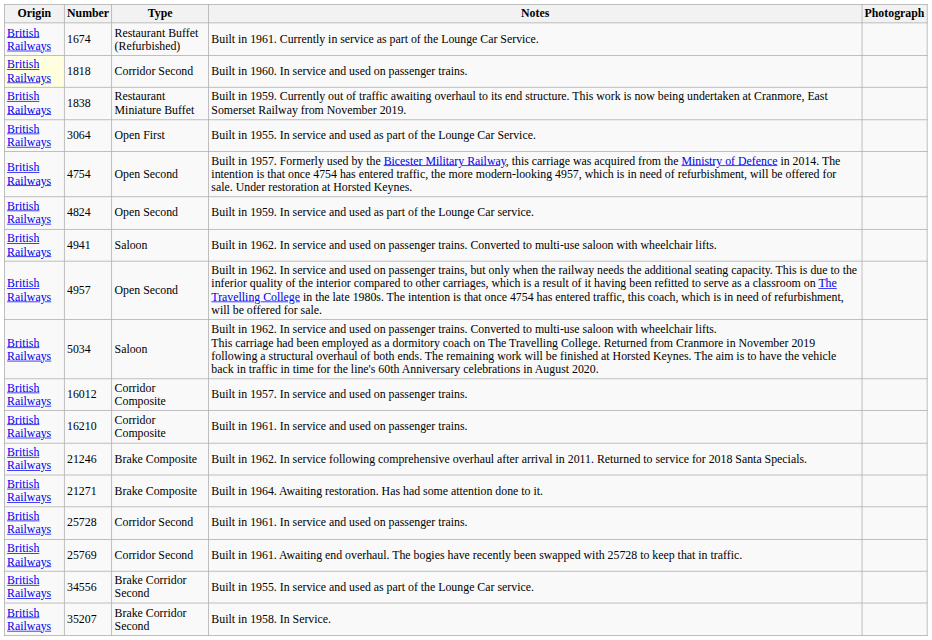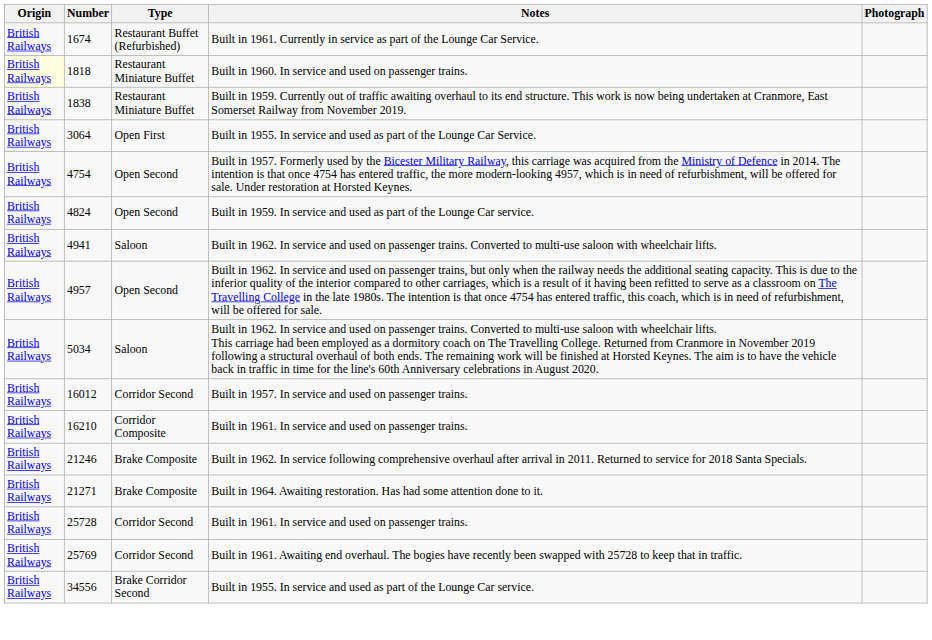(154, 71) Corridor Second -> (154, 71) Restaurant Miniature Buffet
(140, 394) Corridor Composite -> (154, 394) Corridor Second
- row: (82, 619)
